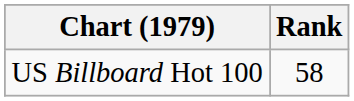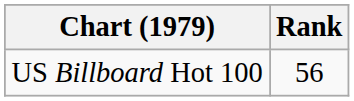(309, 72) 58 -> (309, 72) 56
